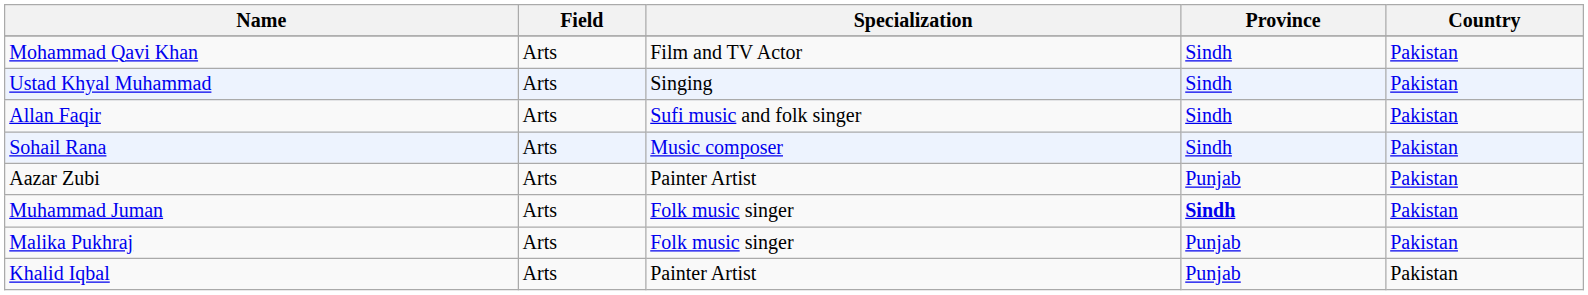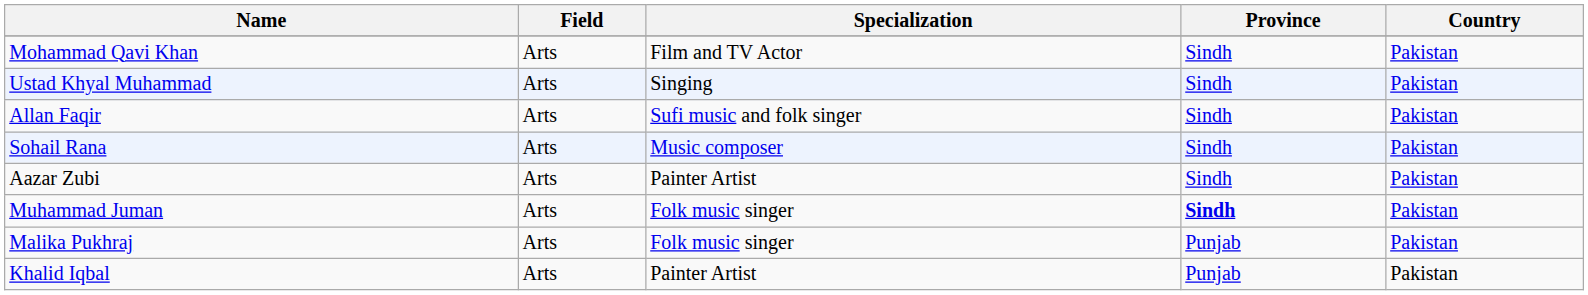(1213, 178) Punjab -> (1209, 178) Sindh
